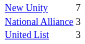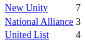(78, 35) 3 -> (78, 35) 4
